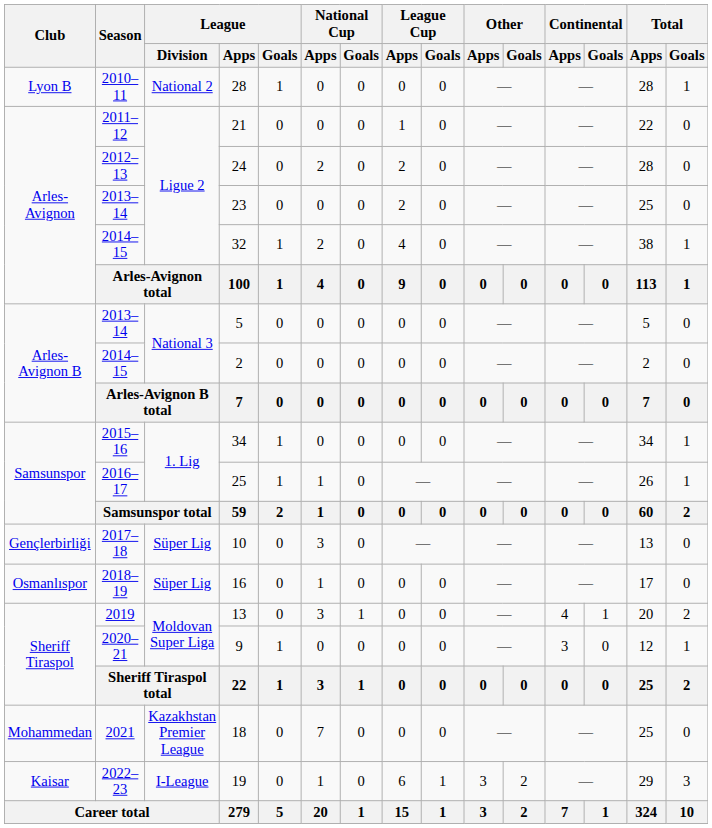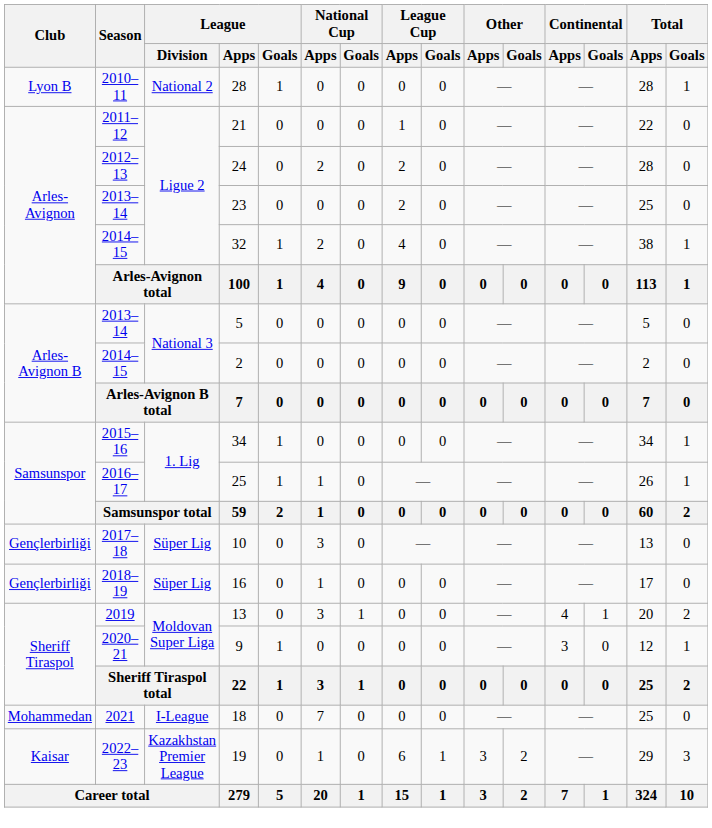(50, 583) Osmanlıspor -> (50, 583) Gençlerbirliği
(182, 733) Kazakhstan Premier League -> (182, 716) I-League
(182, 780) I-League -> (182, 756) Kazakhstan Premier League
